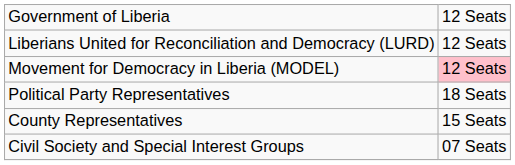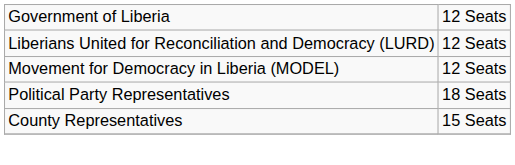(474, 69) pink background -> (474, 69) no background
- row: (156, 146)
